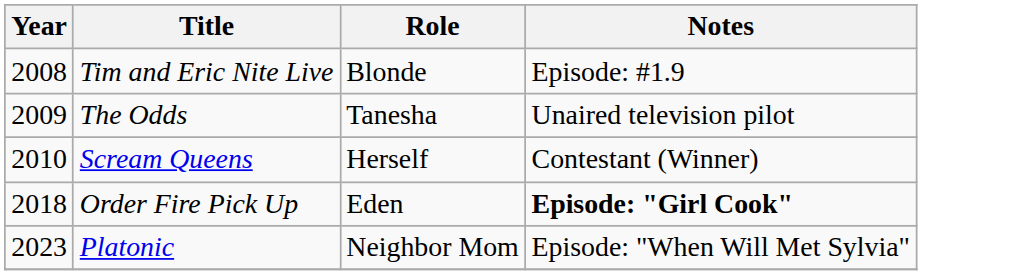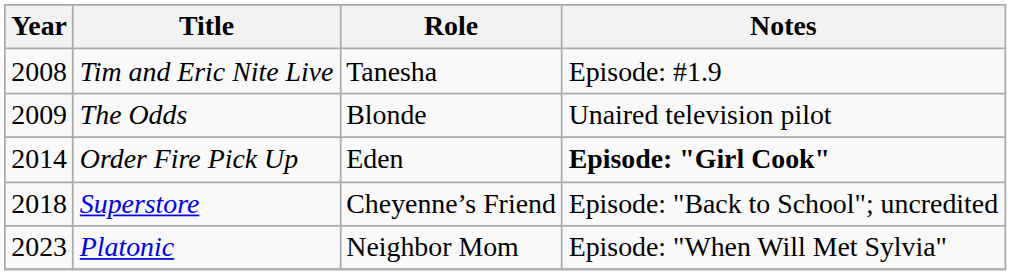(387, 70) Blonde -> (392, 70) Tanesha
(392, 114) Tanesha -> (387, 114) Blonde
- row: (166, 159)
(39, 203) 2018 -> (39, 159) 2014
+ row: (140, 203)
